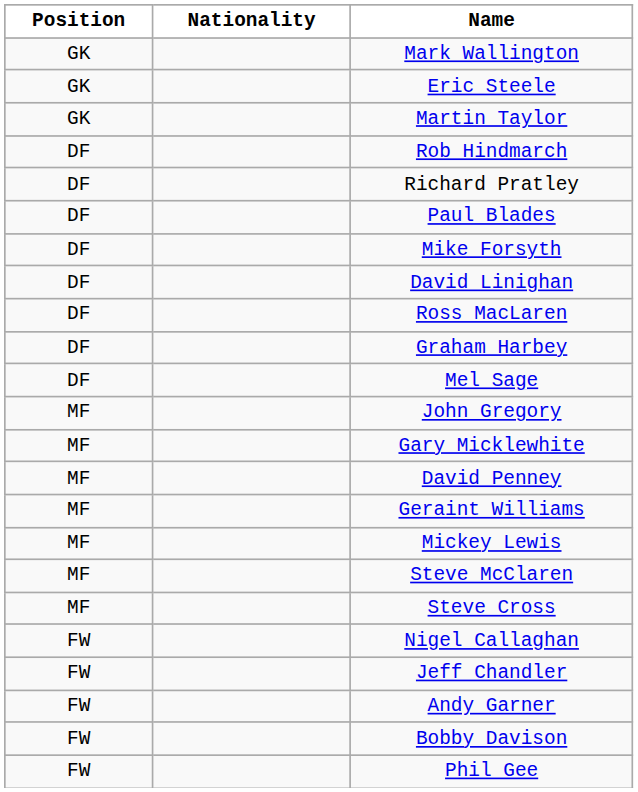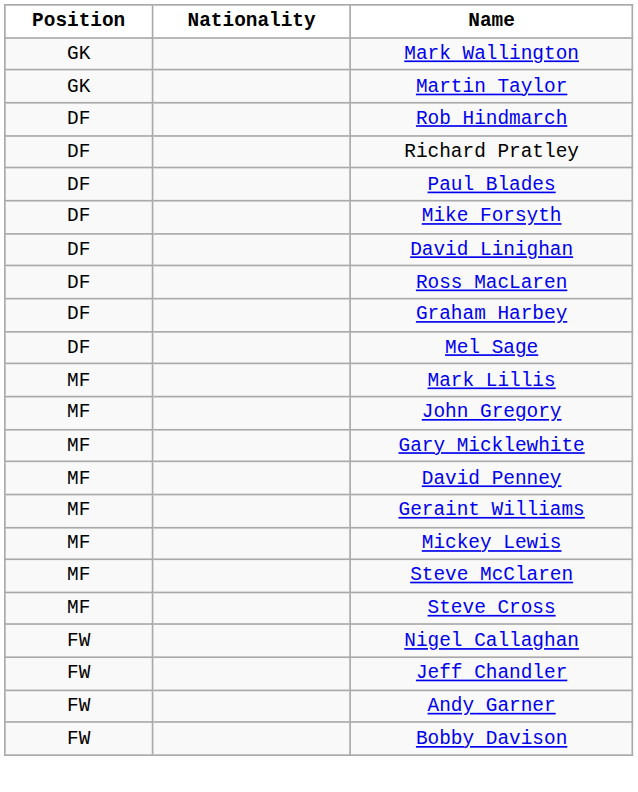- row: (492, 86)
+ row: (492, 380)
- row: (492, 771)
